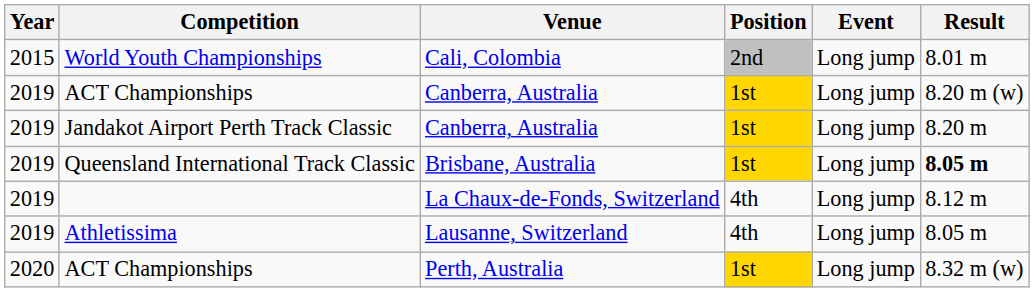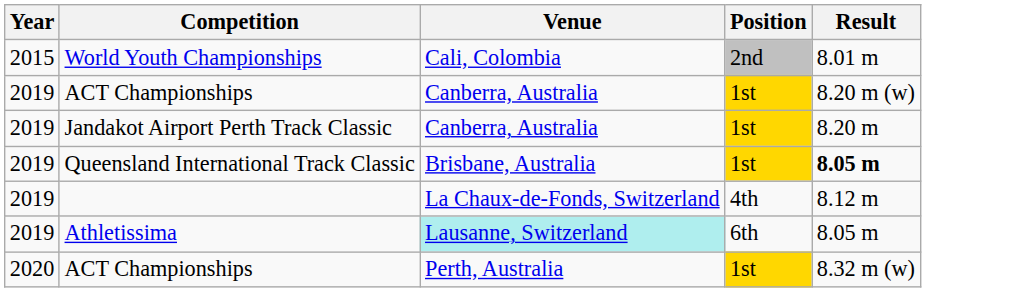- column: (866, 22)
(526, 233) no background -> (526, 233) paleturquoise background
(744, 233) 4th -> (744, 233) 6th
